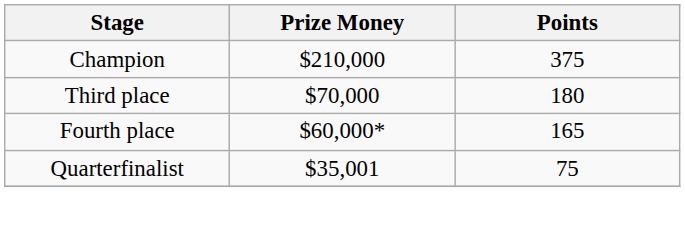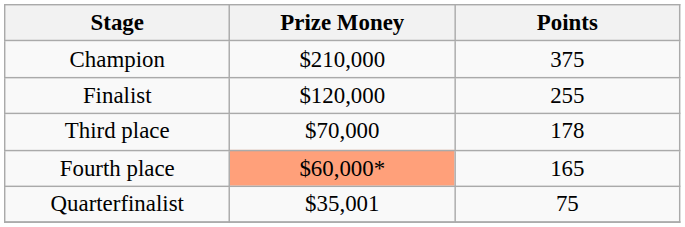+ row: (117, 95)
(567, 95) 180 -> (567, 131) 178
(342, 131) no background -> (342, 167) lightsalmon background
